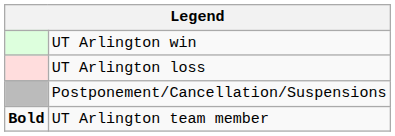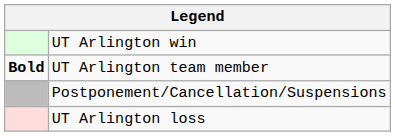rows swapped: (129, 68) <-> (160, 118)
